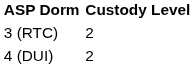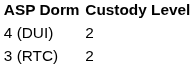rows swapped: (31, 33) <-> (29, 56)
